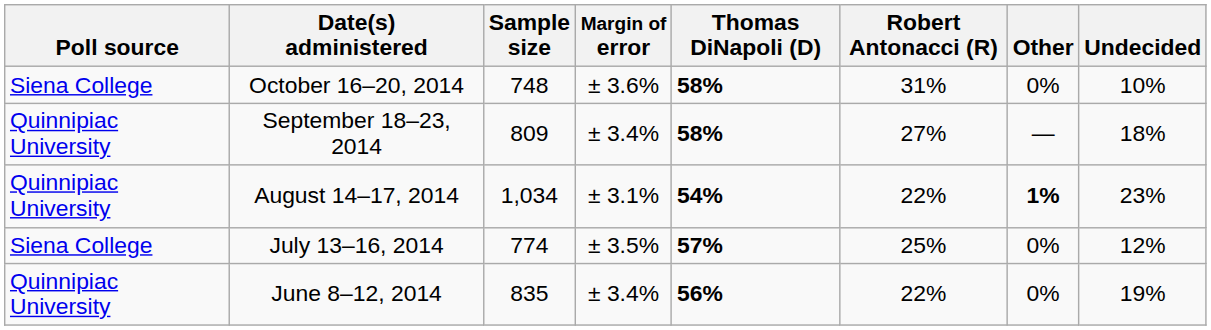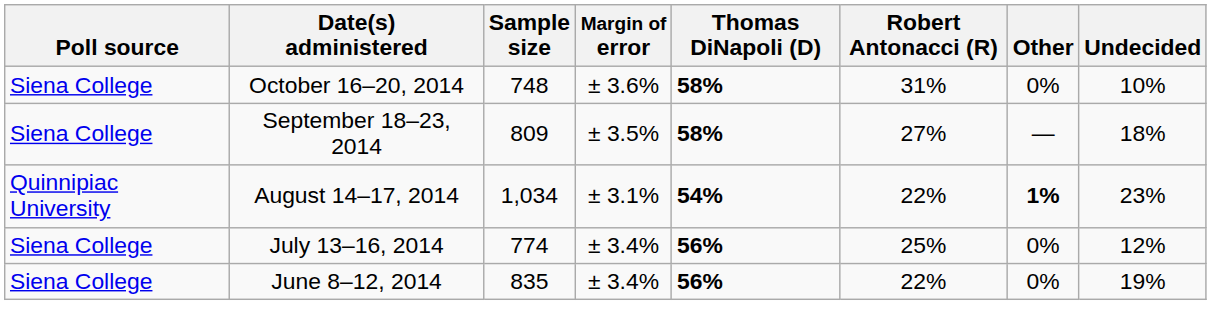(64, 133) Quinnipiac University -> (81, 133) Siena College
(624, 133) ± 3.4% -> (624, 133) ± 3.5%
(624, 245) ± 3.5% -> (624, 245) ± 3.4%
(700, 245) 57% -> (700, 245) 56%
(64, 294) Quinnipiac University -> (81, 281) Siena College
